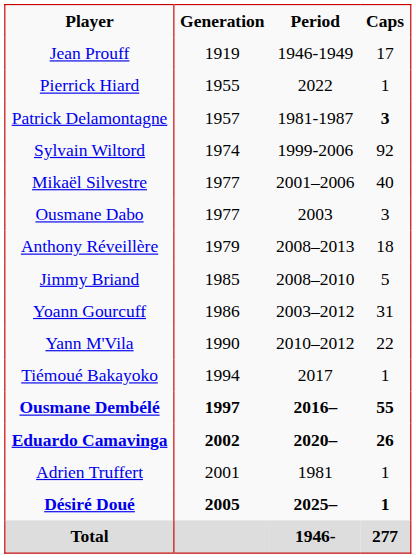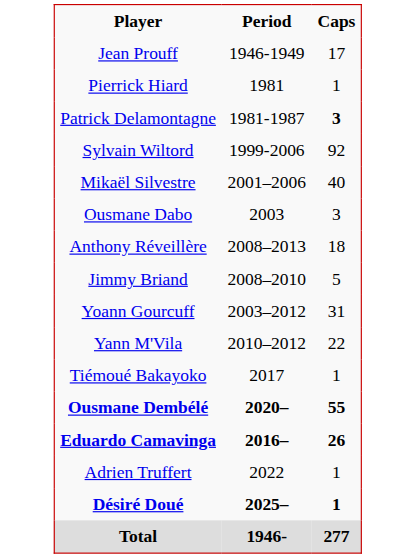- column: (222, 21)
(315, 85) 2022 -> (267, 85) 1981
(315, 407) 2016– -> (267, 407) 2020–
(315, 439) 2020– -> (267, 439) 2016–
(315, 471) 1981 -> (267, 471) 2022
